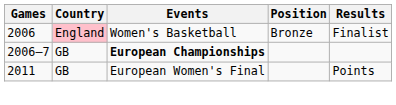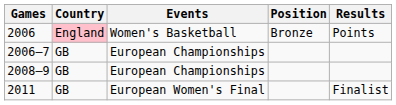(361, 33) Finalist -> (354, 33) Points
(187, 52) bold -> (187, 52) normal
+ row: (28, 71)
(354, 71) Points -> (361, 90) Finalist
